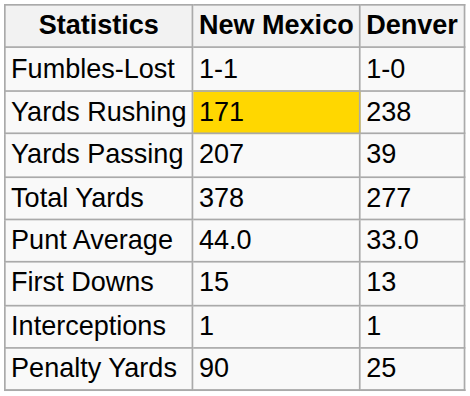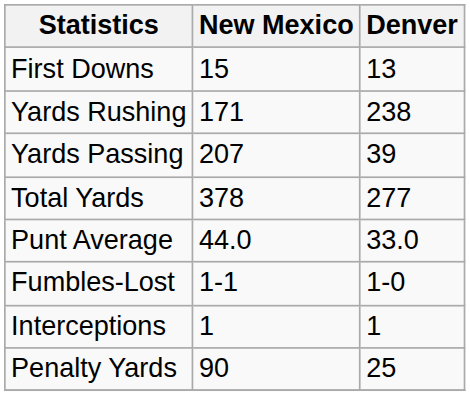rows swapped: (82, 283) <-> (93, 68)
(221, 111) gold background -> (221, 111) no background
